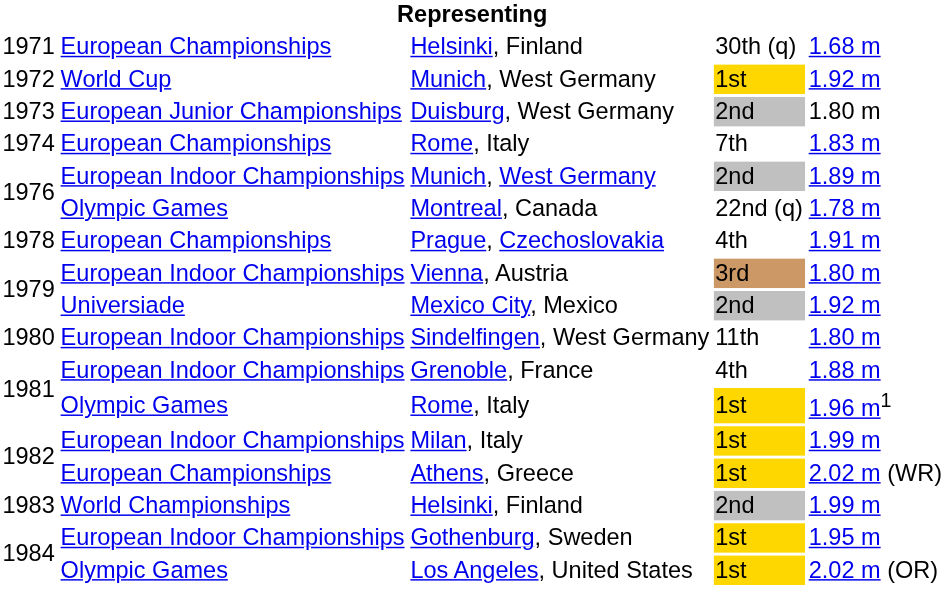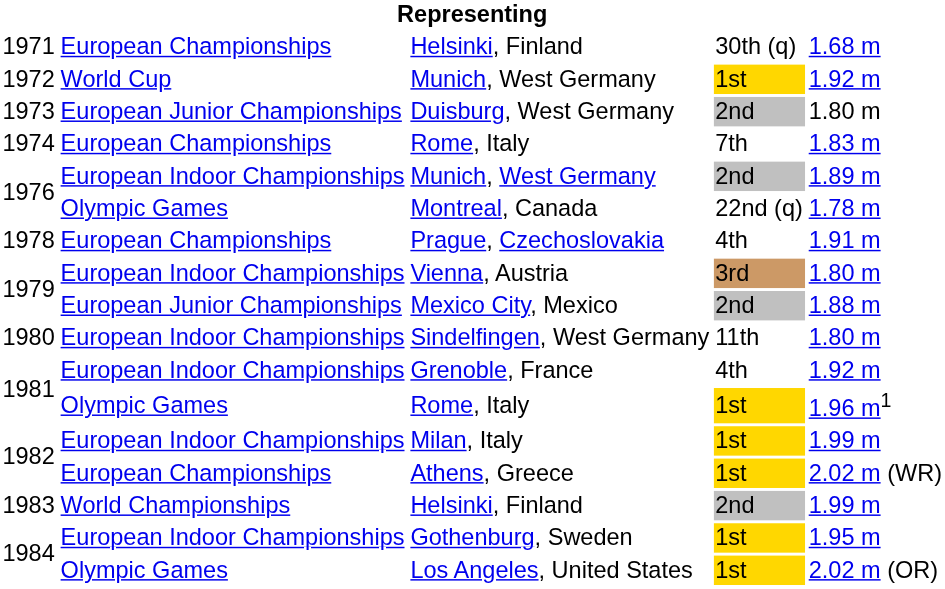(123, 305) Universiade -> (231, 305) European Junior Championships
(845, 305) 1.92 m -> (845, 305) 1.88 m
(845, 370) 1.88 m -> (845, 370) 1.92 m
